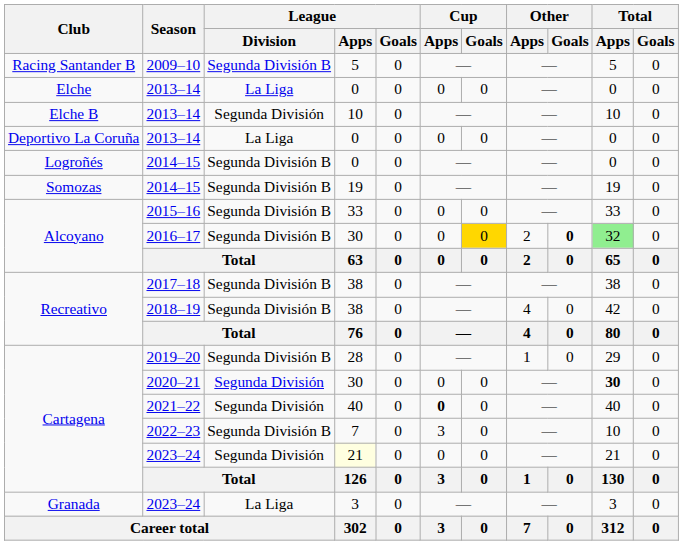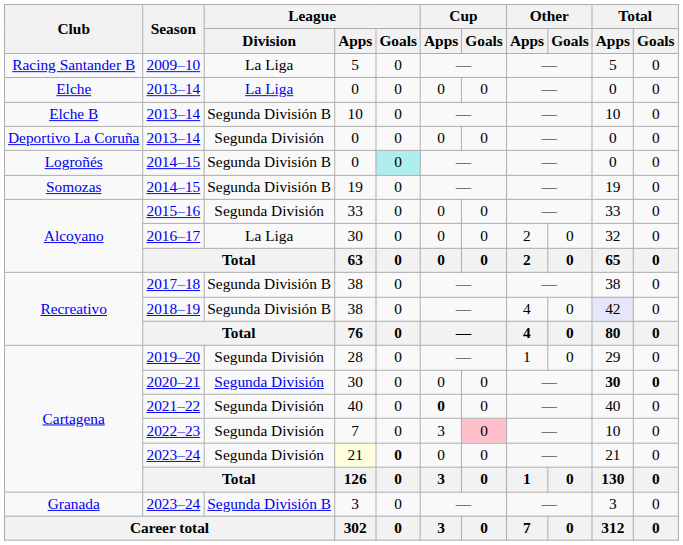(269, 65) Segunda División B -> (269, 65) La Liga
(269, 114) Segunda División -> (269, 114) Segunda División B
(269, 138) La Liga -> (269, 138) Segunda División
(398, 162) no background -> (398, 162) paleturquoise background
(269, 211) Segunda División B -> (269, 211) Segunda División
(269, 235) Segunda División B -> (269, 235) La Liga
(484, 235) gold background -> (484, 235) no background
(570, 235) bold -> (570, 235) normal
(613, 235) lightgreen background -> (613, 235) no background
(613, 308) no background -> (613, 308) lavender background
(269, 357) Segunda División B -> (269, 357) Segunda División
(656, 382) normal -> (656, 382) bold
(269, 430) Segunda División B -> (269, 430) Segunda División
(484, 430) no background -> (484, 430) pink background
(398, 455) normal -> (398, 455) bold
(269, 503) La Liga -> (269, 503) Segunda División B
